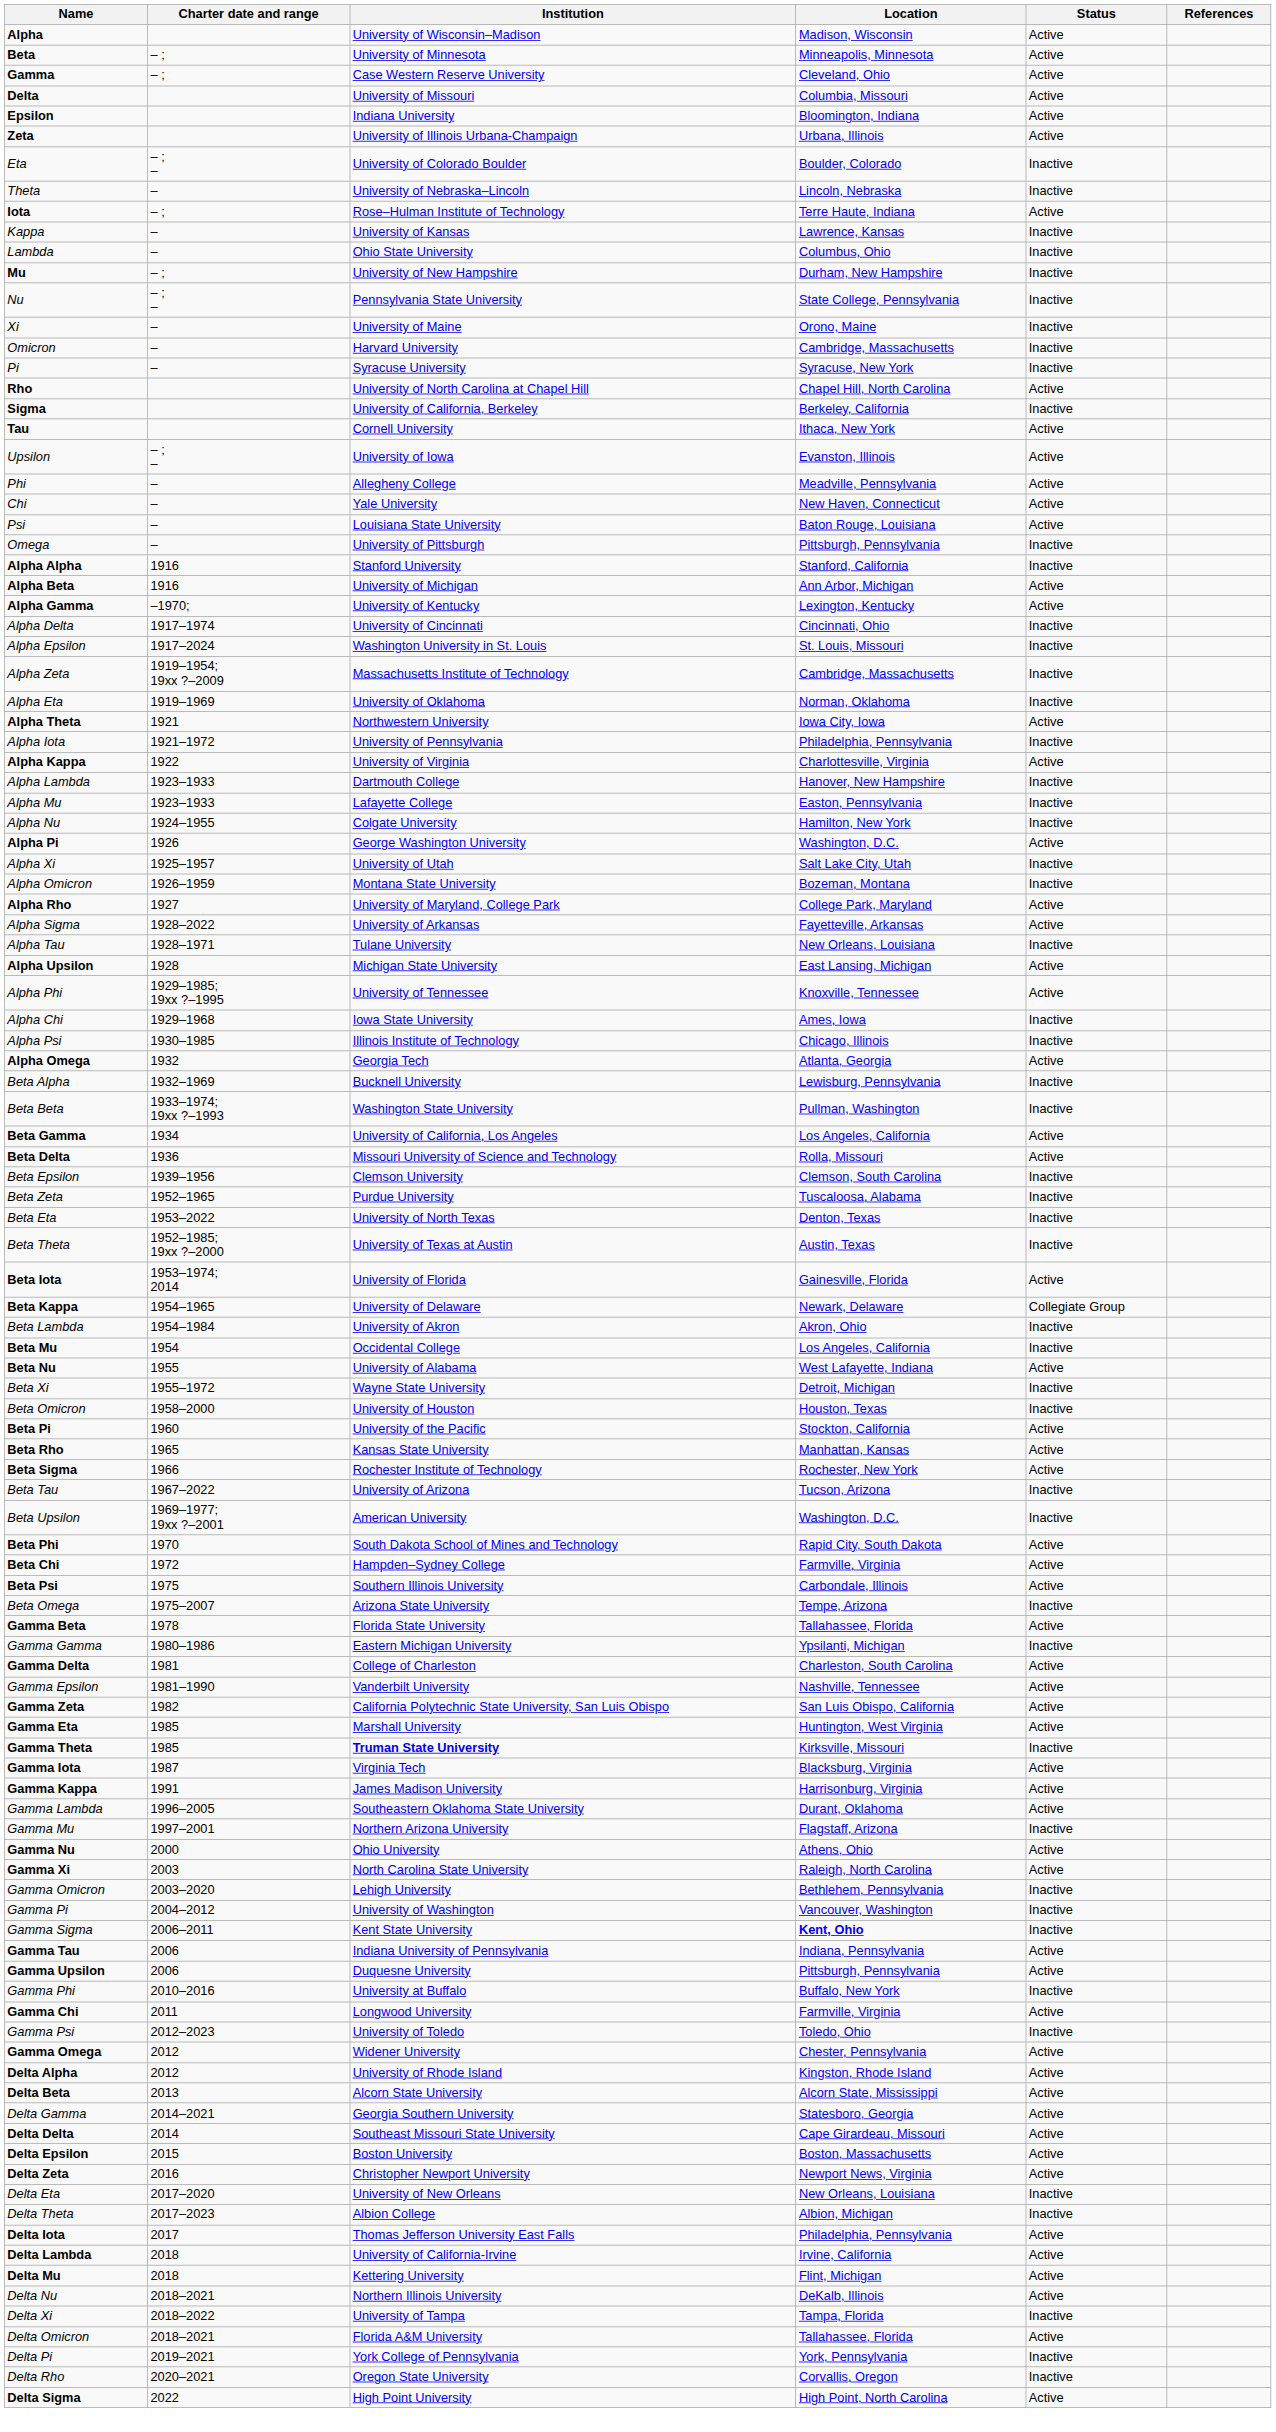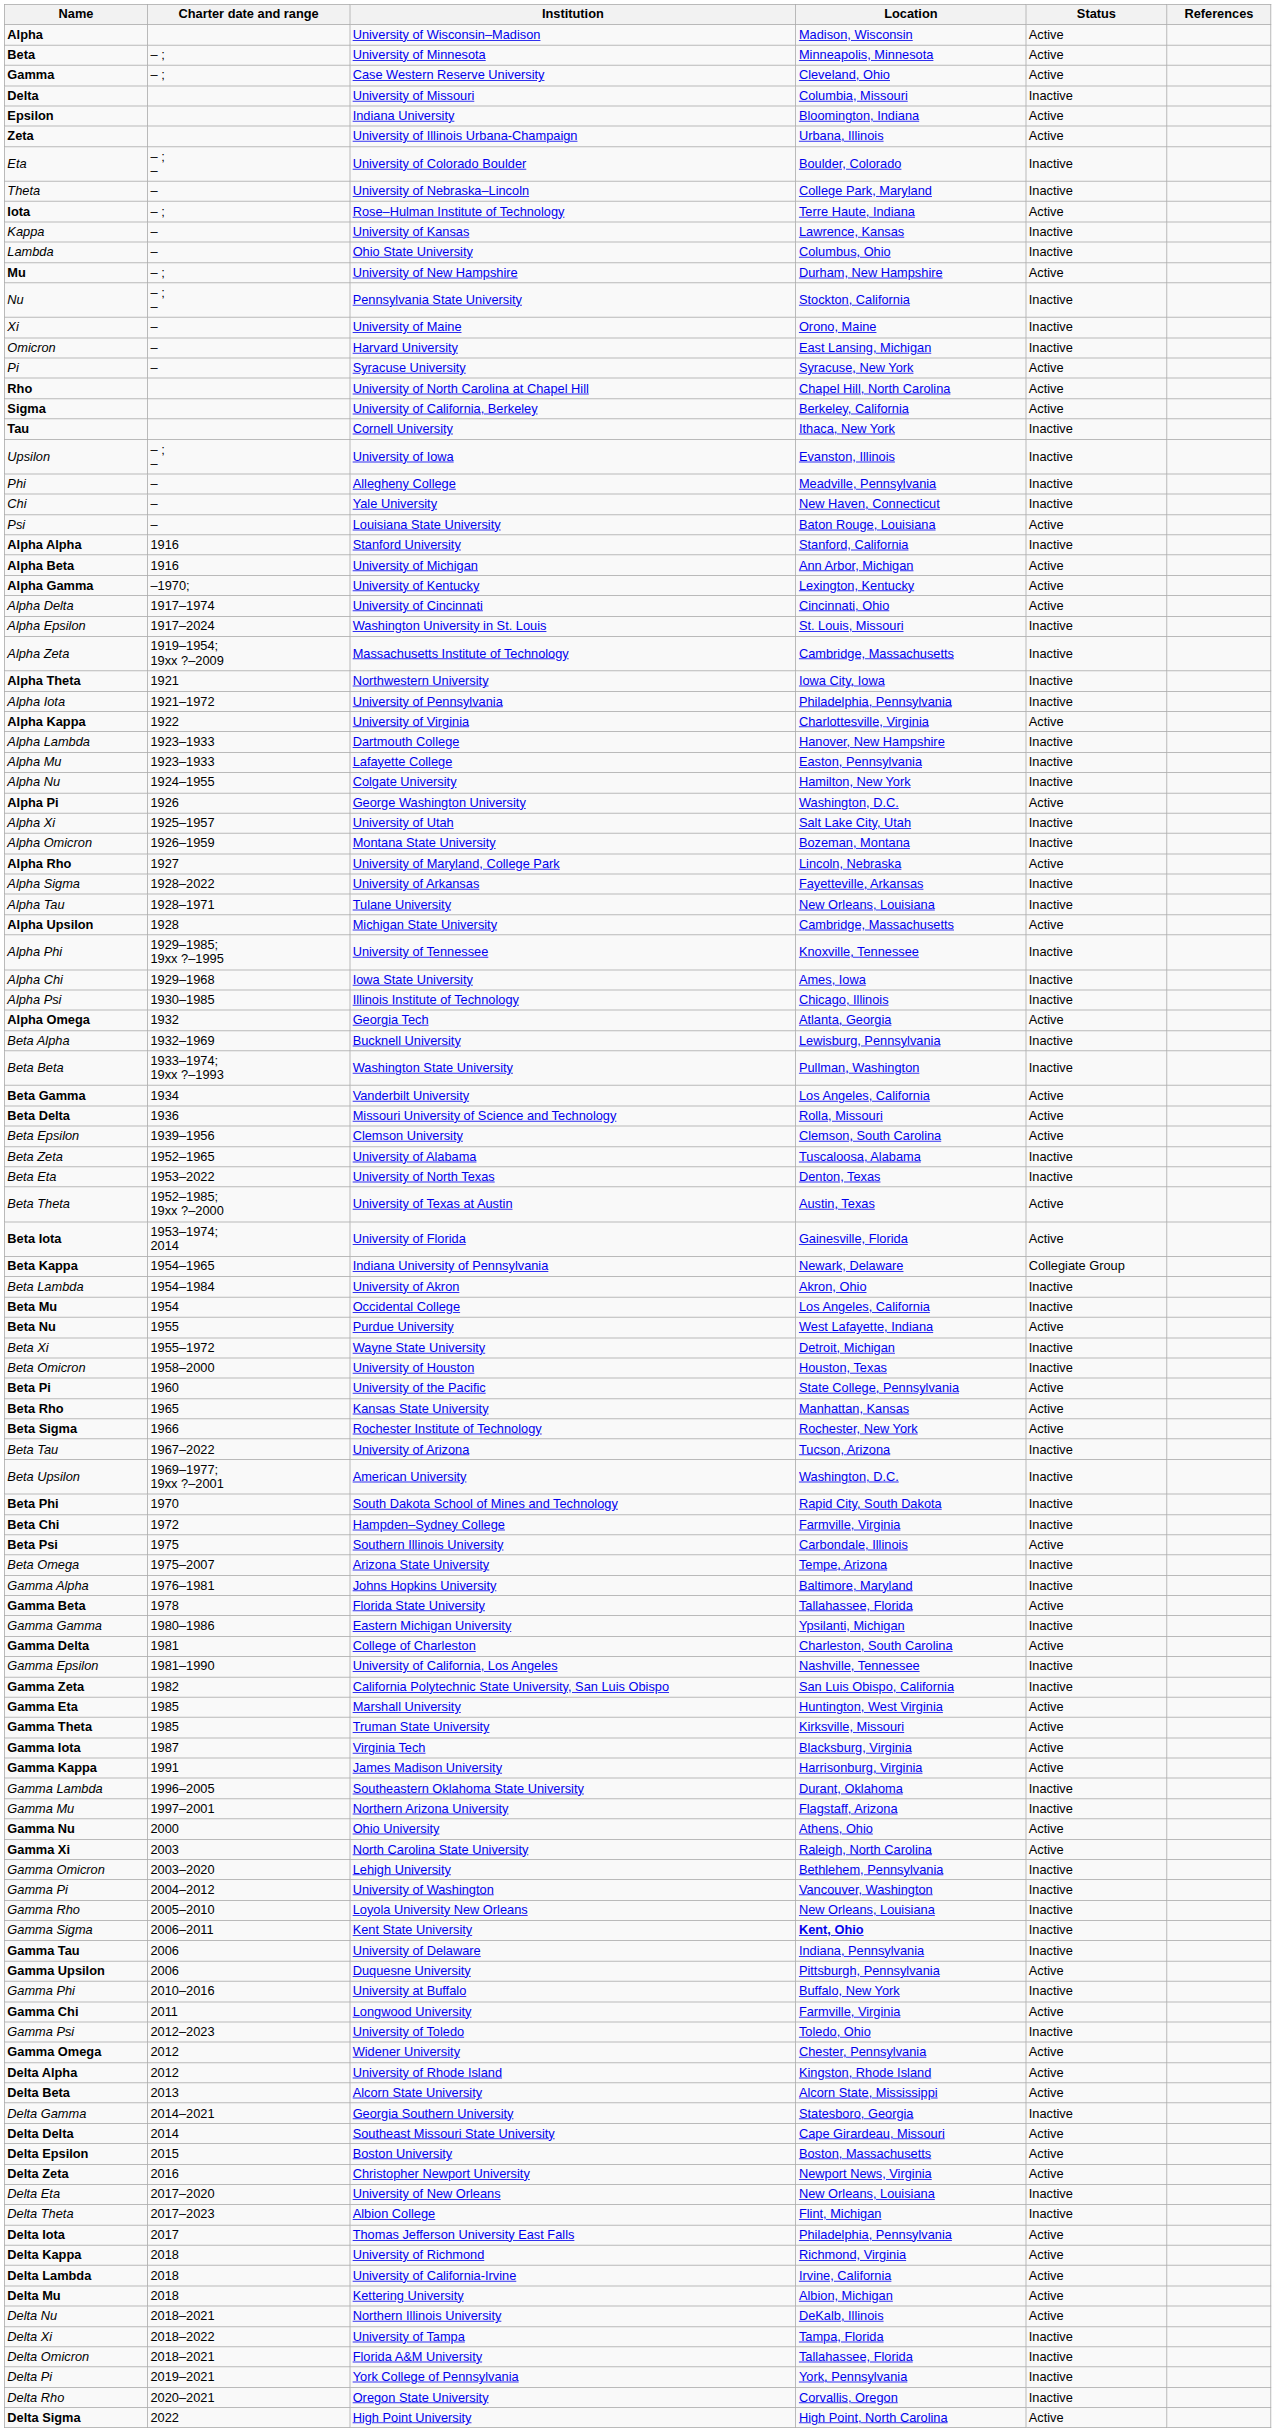(1046, 95) Active -> (1051, 95) Inactive
(850, 191) Lincoln, Nebraska -> (865, 191) College Park, Maryland
(1051, 272) Inactive -> (1046, 272) Active
(879, 300) State College, Pennsylvania -> (854, 300) Stockton, California
(876, 347) Cambridge, Massachusetts -> (865, 347) East Lansing, Michigan
(1051, 368) Inactive -> (1046, 368) Active
(1051, 408) Inactive -> (1046, 408) Active
(1046, 429) Active -> (1051, 429) Inactive
(1046, 456) Active -> (1051, 456) Inactive
(1046, 484) Active -> (1051, 484) Inactive
(1046, 504) Active -> (1051, 504) Inactive
- row: (28, 545)
(1051, 626) Inactive -> (1046, 605) Active
- row: (35, 701)
(1046, 721) Active -> (1051, 681) Inactive
(865, 904) College Park, Maryland -> (850, 863) Lincoln, Nebraska
(1046, 924) Active -> (1051, 884) Inactive
(865, 965) East Lansing, Michigan -> (876, 924) Cambridge, Massachusetts
(1046, 992) Active -> (1051, 952) Inactive
(455, 1136) University of California, Los Angeles -> (411, 1095) Vanderbilt University
(1051, 1176) Inactive -> (1046, 1136) Active
(403, 1197) Purdue University -> (415, 1156) University of Alabama
(1051, 1245) Inactive -> (1046, 1204) Active
(417, 1307) University of Delaware -> (450, 1266) Indiana University of Pennsylvania
(415, 1368) University of Alabama -> (403, 1327) Purdue University
(854, 1429) Stockton, California -> (879, 1388) State College, Pennsylvania
(1046, 1544) Active -> (1051, 1504) Inactive
(1046, 1565) Active -> (1051, 1524) Inactive
+ row: (48, 1585)
(411, 1687) Vanderbilt University -> (455, 1666) University of California, Los Angeles
(1046, 1687) Active -> (1051, 1666) Inactive
(1046, 1707) Active -> (1051, 1687) Inactive
(426, 1747) bold -> (421, 1727) normal
(1051, 1747) Inactive -> (1046, 1727) Active
(1046, 1808) Active -> (1051, 1788) Inactive
+ row: (44, 1910)
(450, 1950) Indiana University of Pennsylvania -> (417, 1950) University of Delaware
(1046, 1950) Active -> (1051, 1950) Inactive
(1046, 2113) Active -> (1051, 2113) Inactive
(846, 2214) Albion, Michigan -> (840, 2214) Flint, Michigan
+ row: (44, 2255)
(840, 2275) Flint, Michigan -> (846, 2296) Albion, Michigan
(1046, 2336) Active -> (1051, 2356) Inactive
